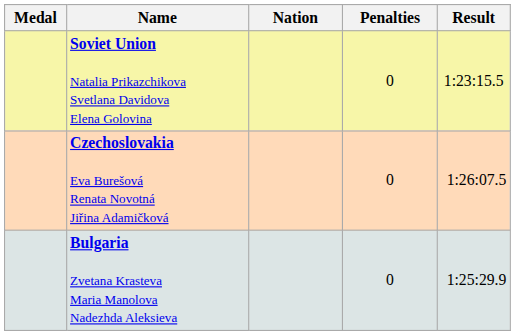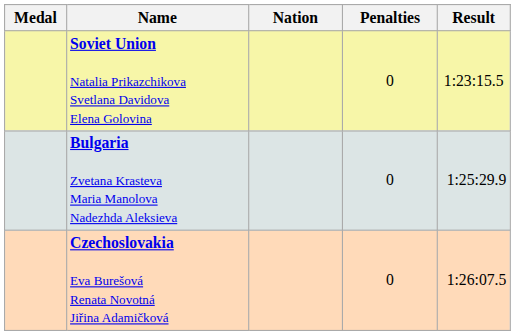rows swapped: (124, 280) <-> (122, 180)
